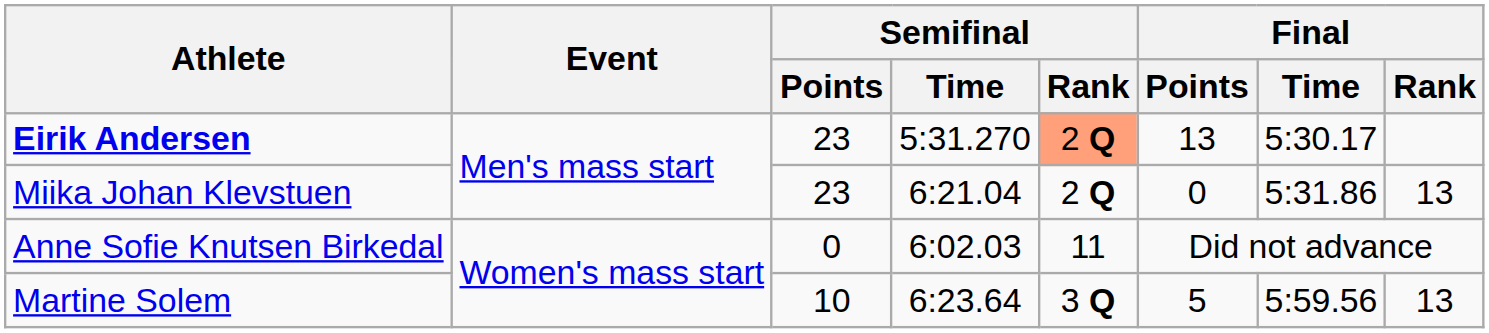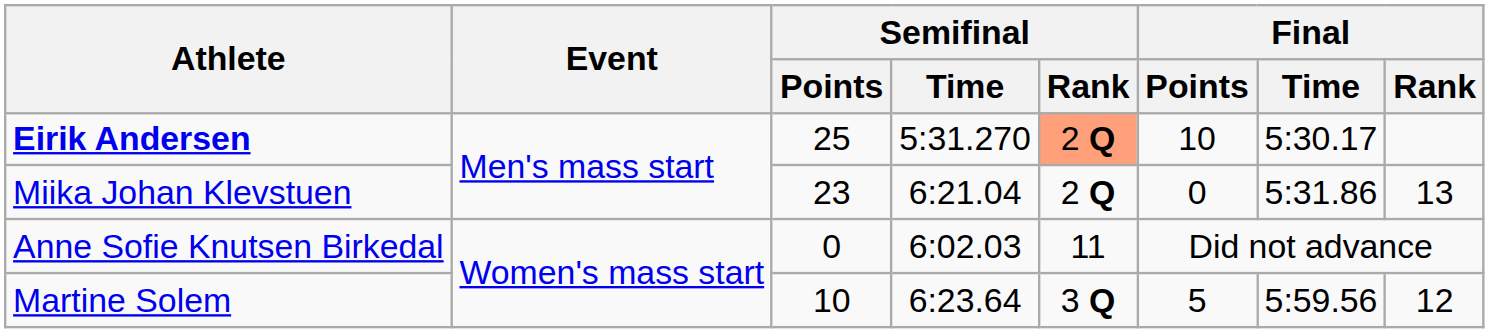(832, 139) 23 -> (832, 139) 25
(1197, 139) 13 -> (1197, 139) 10
(1435, 300) 13 -> (1435, 300) 12
